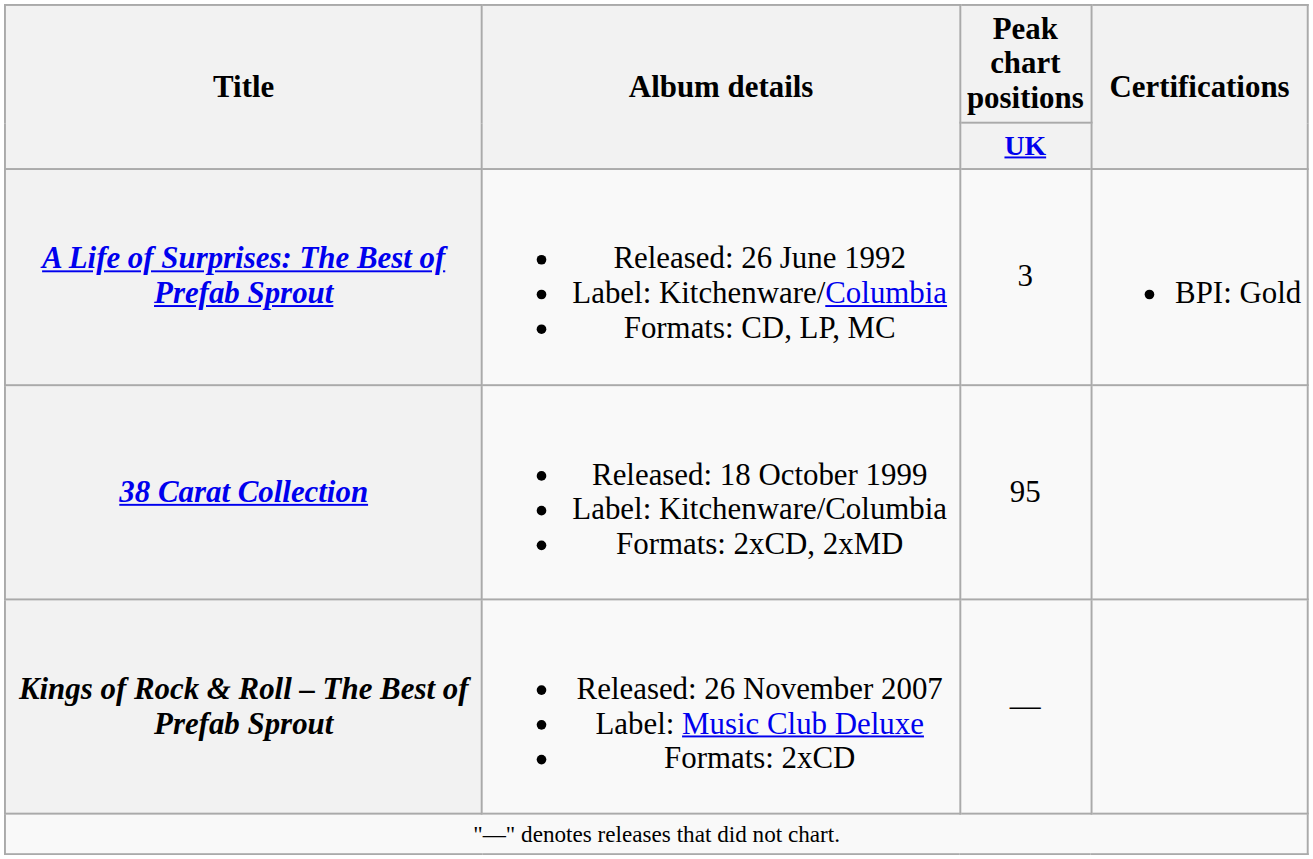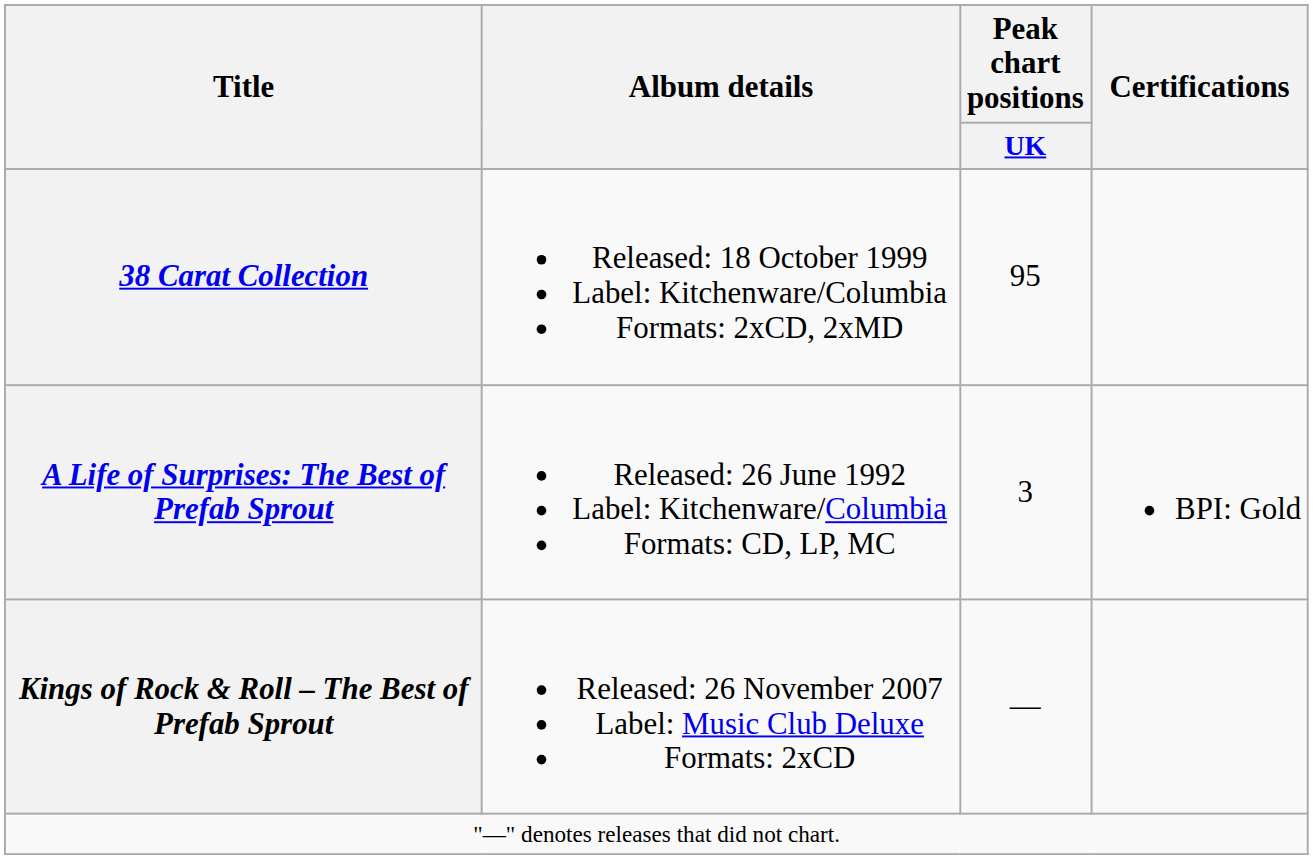rows swapped: (244, 276) <-> (244, 491)
